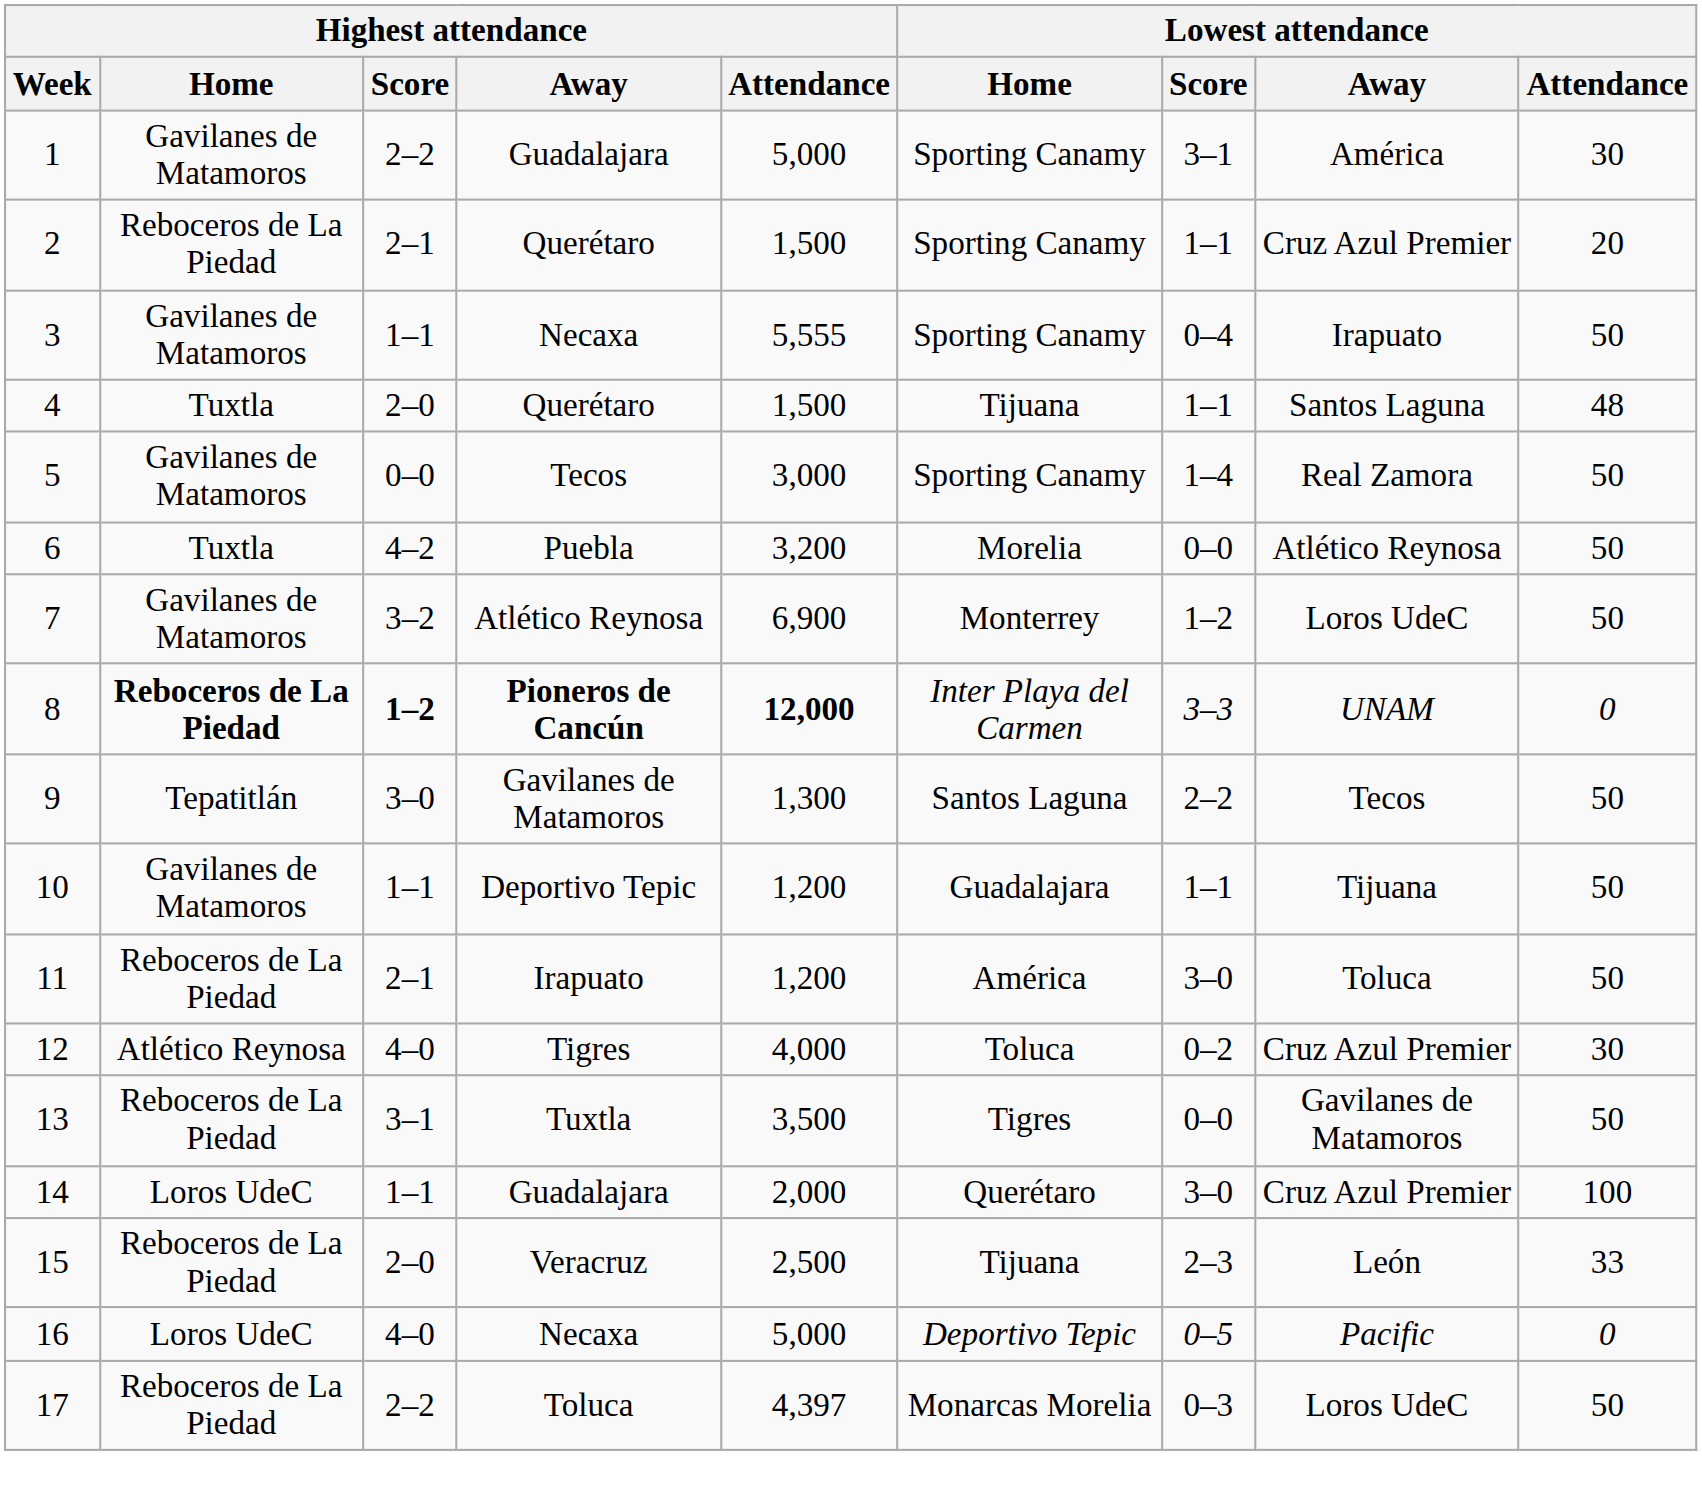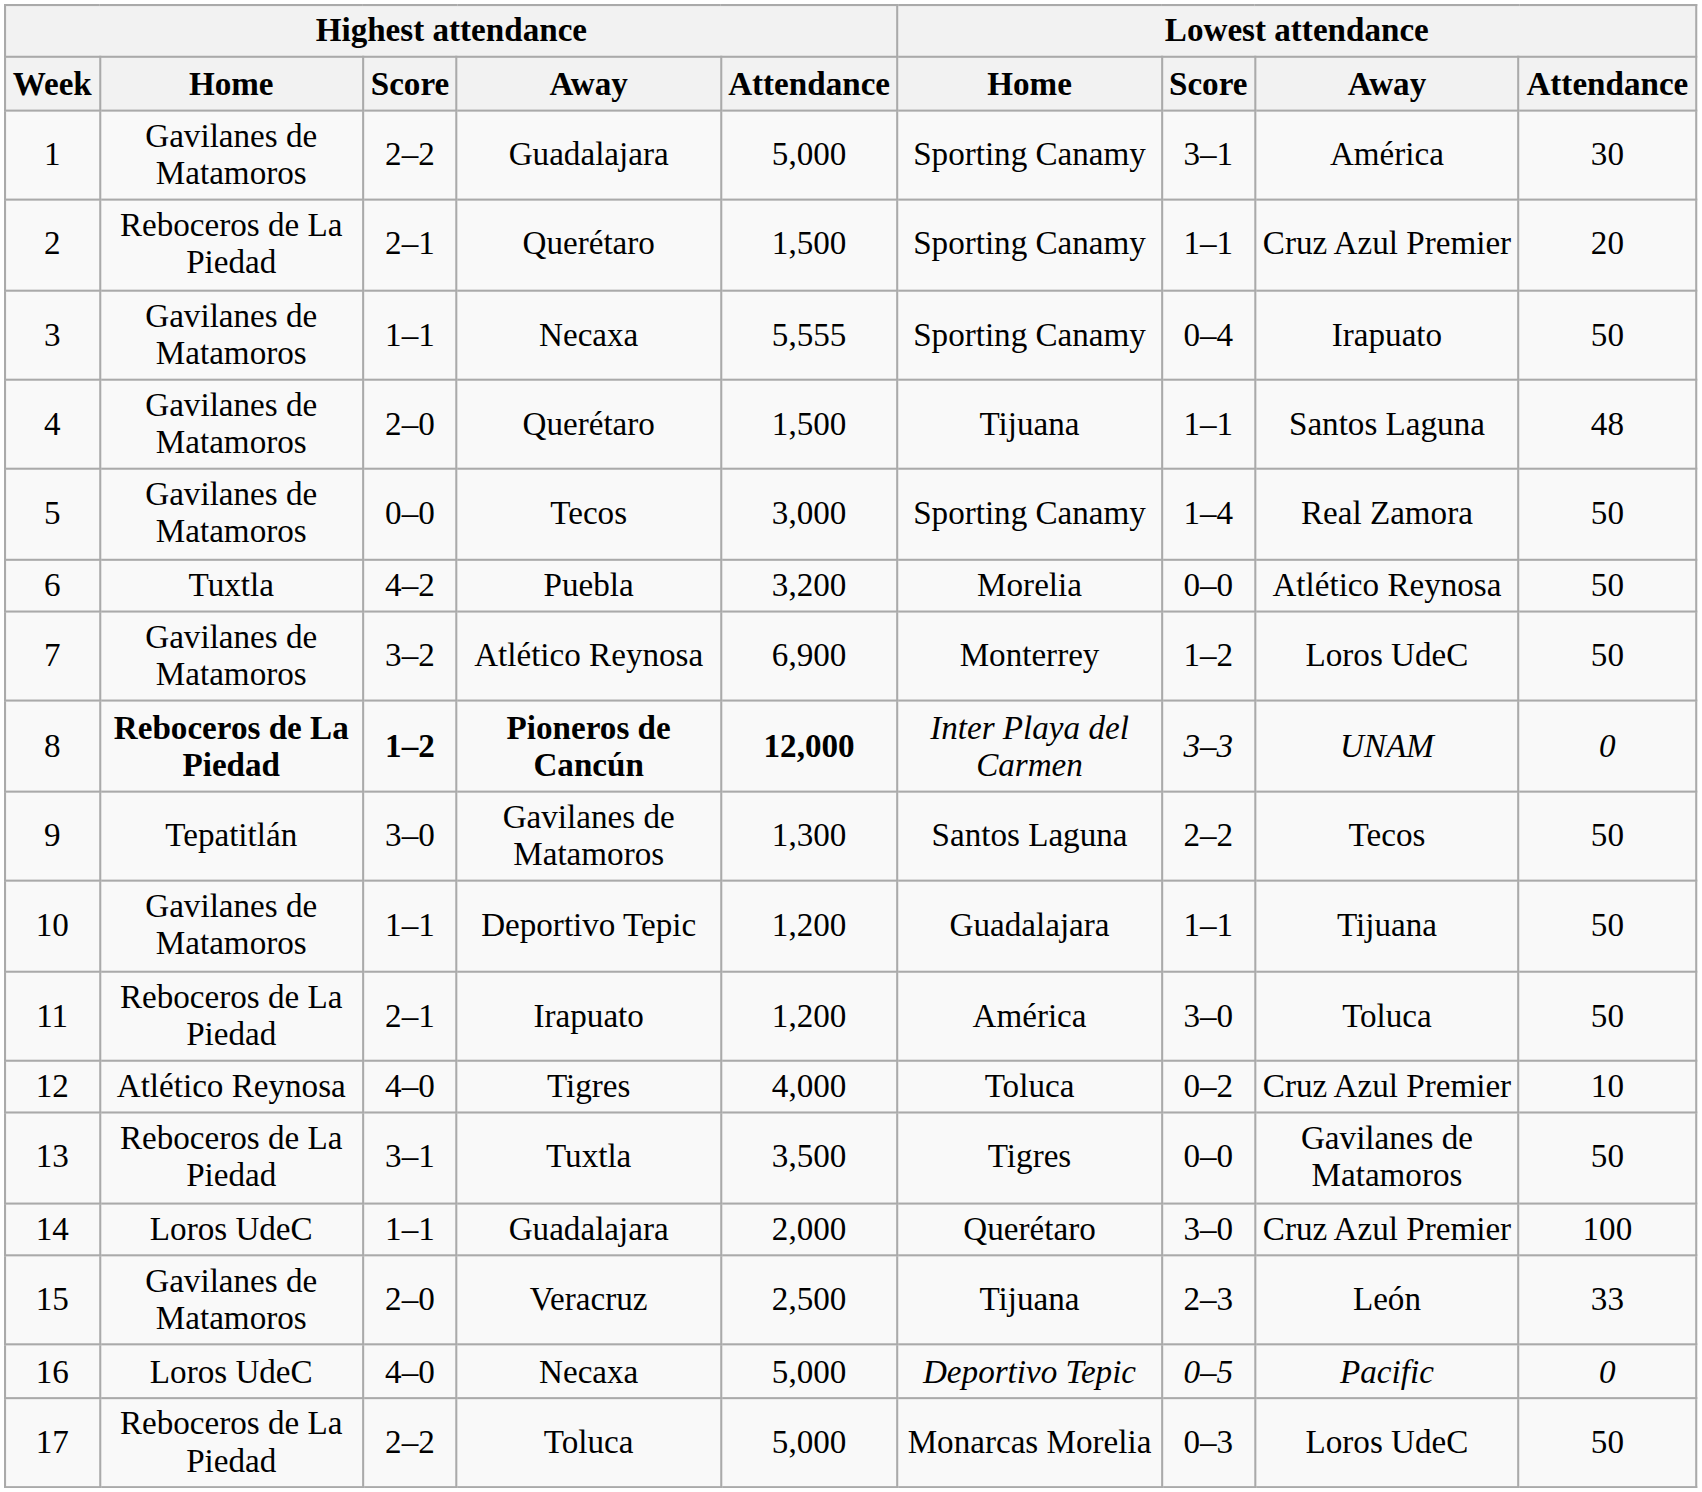(231, 405) Tuxtla -> (231, 423) Gavilanes de Matamoros
(1607, 1048) 30 -> (1607, 1086) 10
(231, 1262) Reboceros de La Piedad -> (231, 1299) Gavilanes de Matamoros
(809, 1404) 4,397 -> (809, 1441) 5,000
